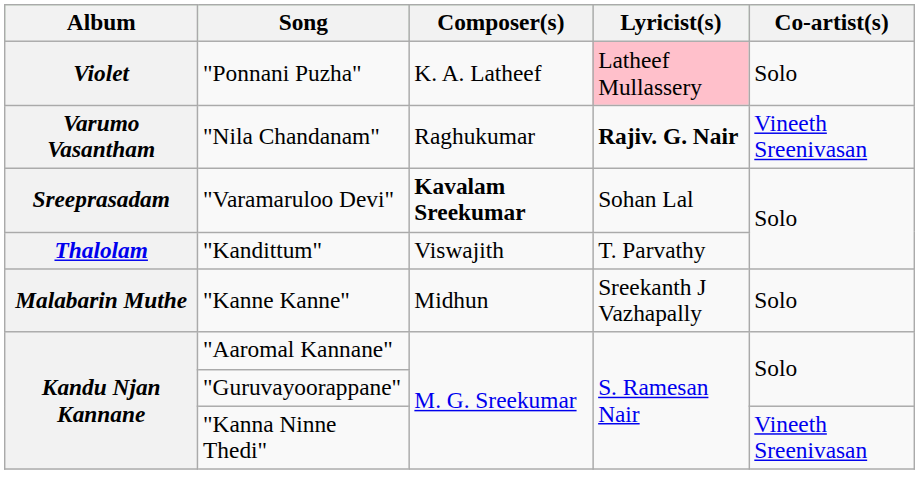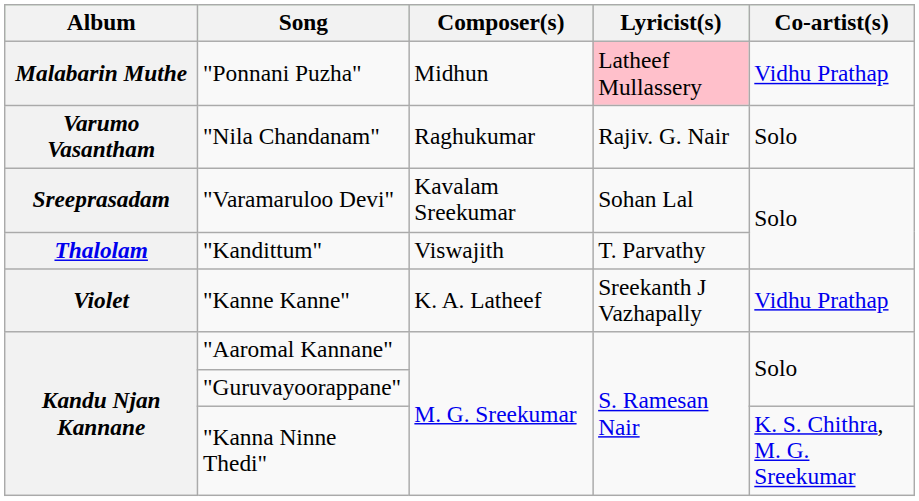(101, 73) Violet -> (101, 73) Malabarin Muthe
(478, 73) K. A. Latheef -> (451, 73) Midhun
(776, 73) Solo -> (821, 73) Vidhu Prathap
(668, 136) bold -> (664, 136) normal
(811, 136) Vineeth Sreenivasan -> (776, 136) Solo
(470, 199) bold -> (465, 199) normal
(101, 300) Malabarin Muthe -> (101, 300) Violet
(451, 300) Midhun -> (478, 300) K. A. Latheef
(776, 300) Solo -> (821, 300) Vidhu Prathap
(811, 437) Vineeth Sreenivasan -> (819, 450) K. S. Chithra, M. G. Sreekumar
